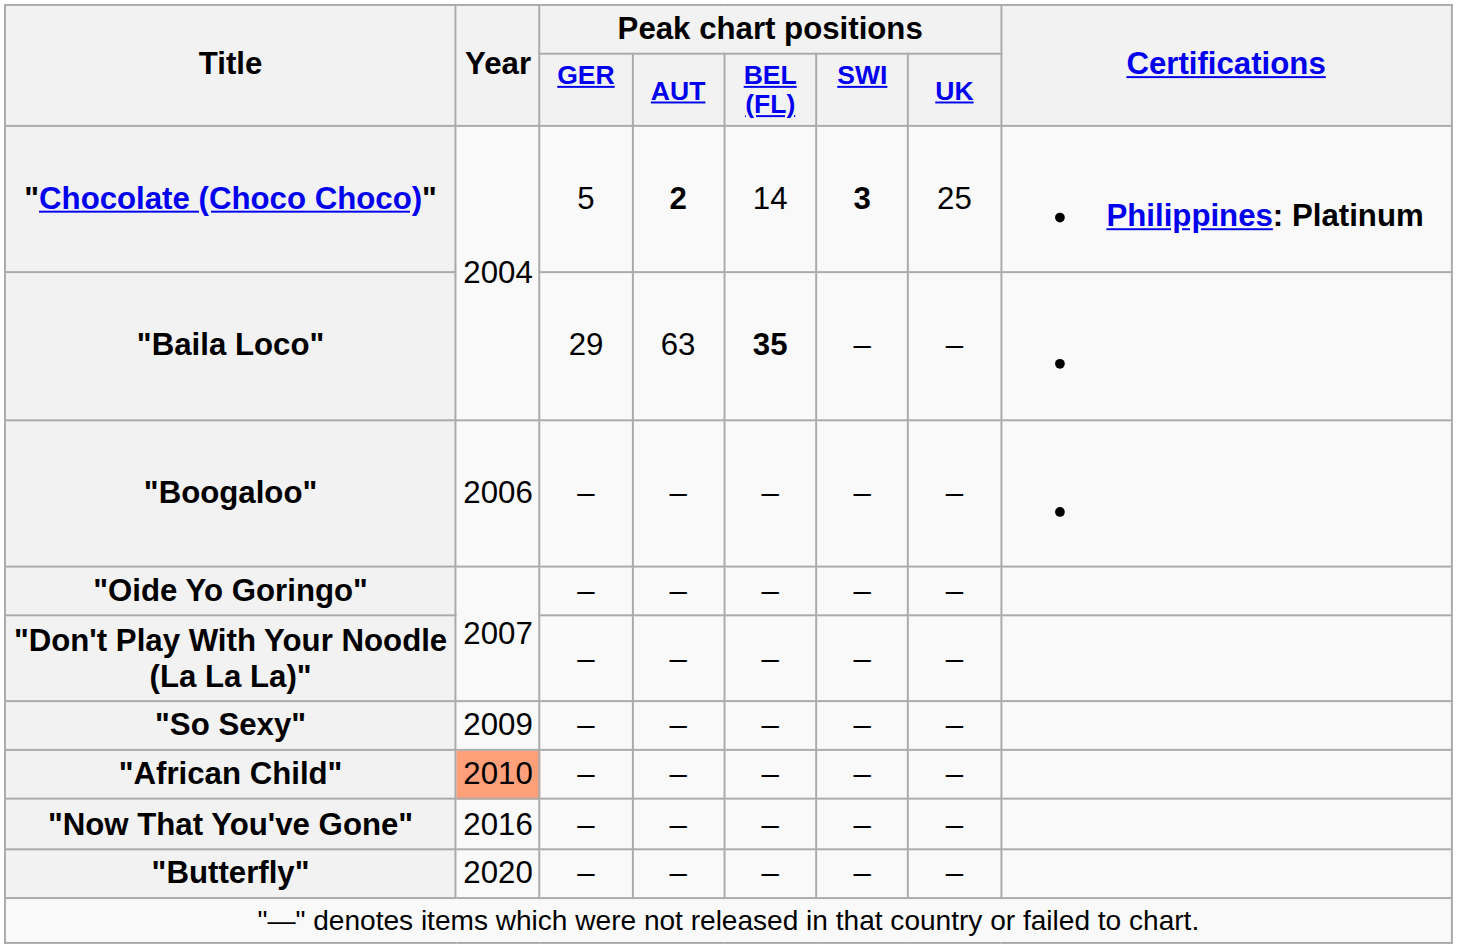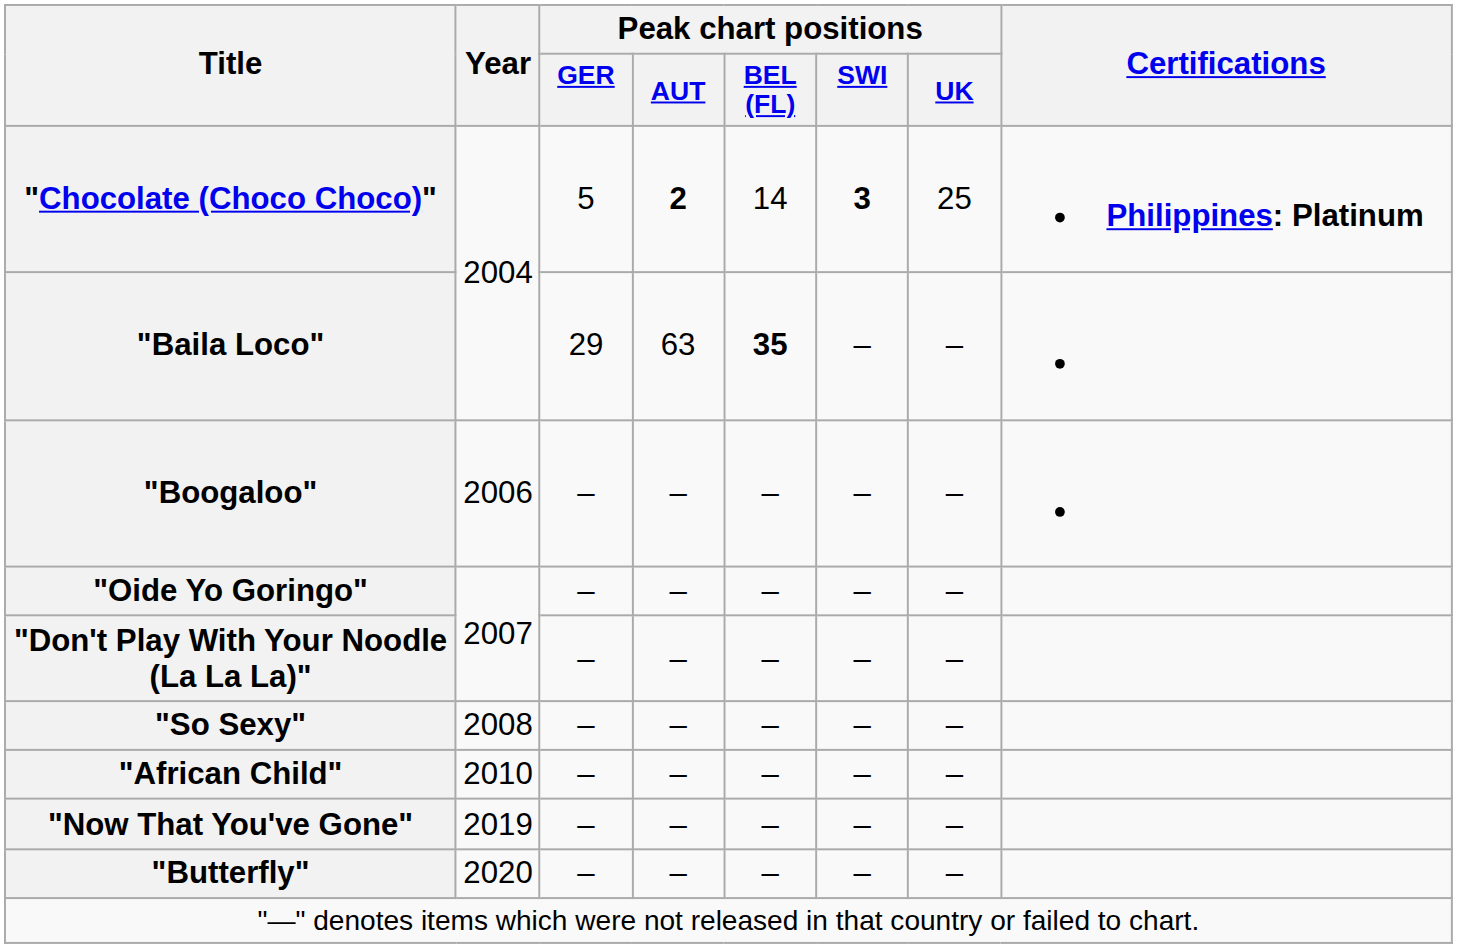(498, 724) 2009 -> (498, 724) 2008
(498, 774) lightsalmon background -> (498, 774) no background
(498, 823) 2016 -> (498, 823) 2019
